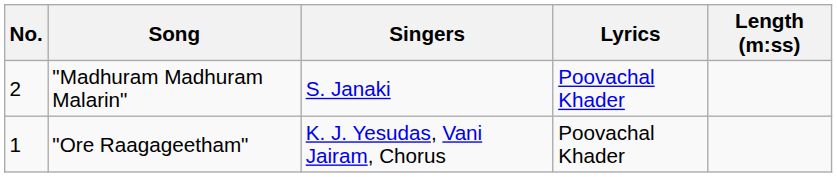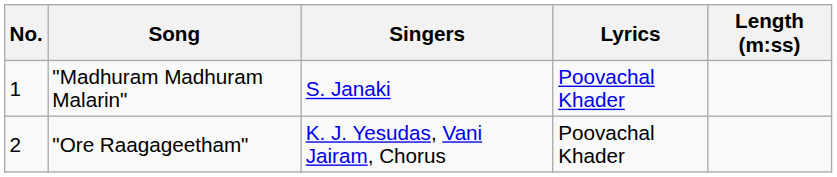(15, 89) 2 -> (15, 89) 1
(15, 144) 1 -> (15, 144) 2
